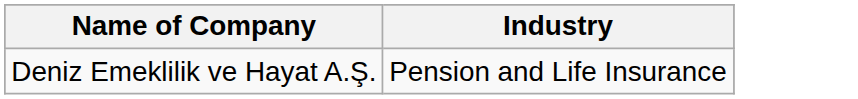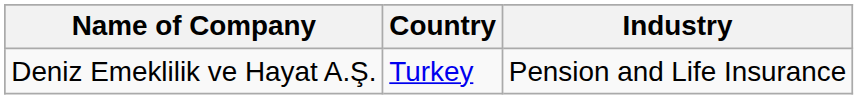+ column: (443, 26)
